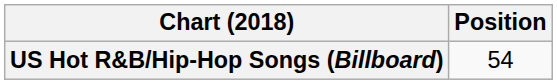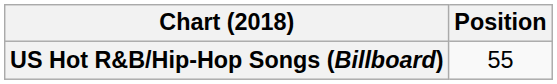(500, 60) 54 -> (500, 60) 55
